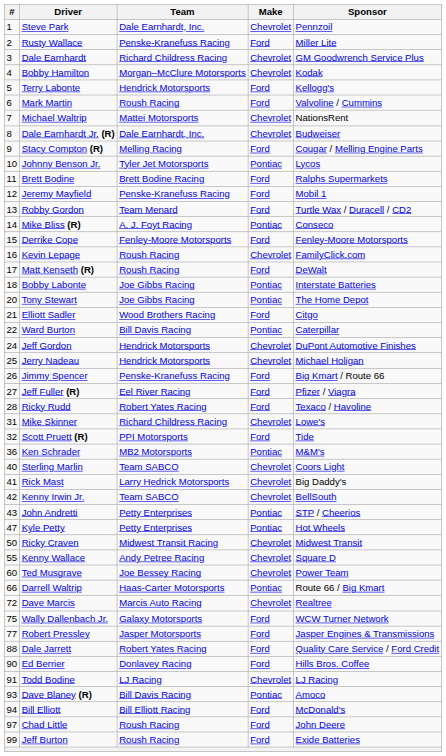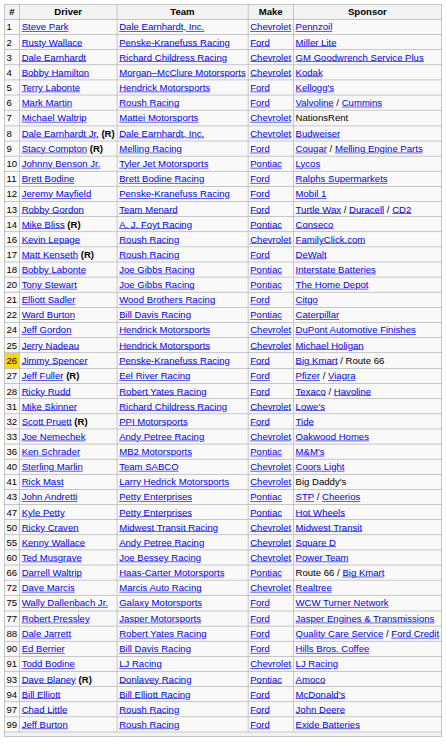- row: (50, 239)
(12, 376) no background -> (12, 361) gold background
+ row: (54, 437)
- row: (53, 497)
(155, 664) Donlavey Racing -> (155, 649) Bill Davis Racing
(155, 694) Bill Davis Racing -> (155, 679) Donlavey Racing
